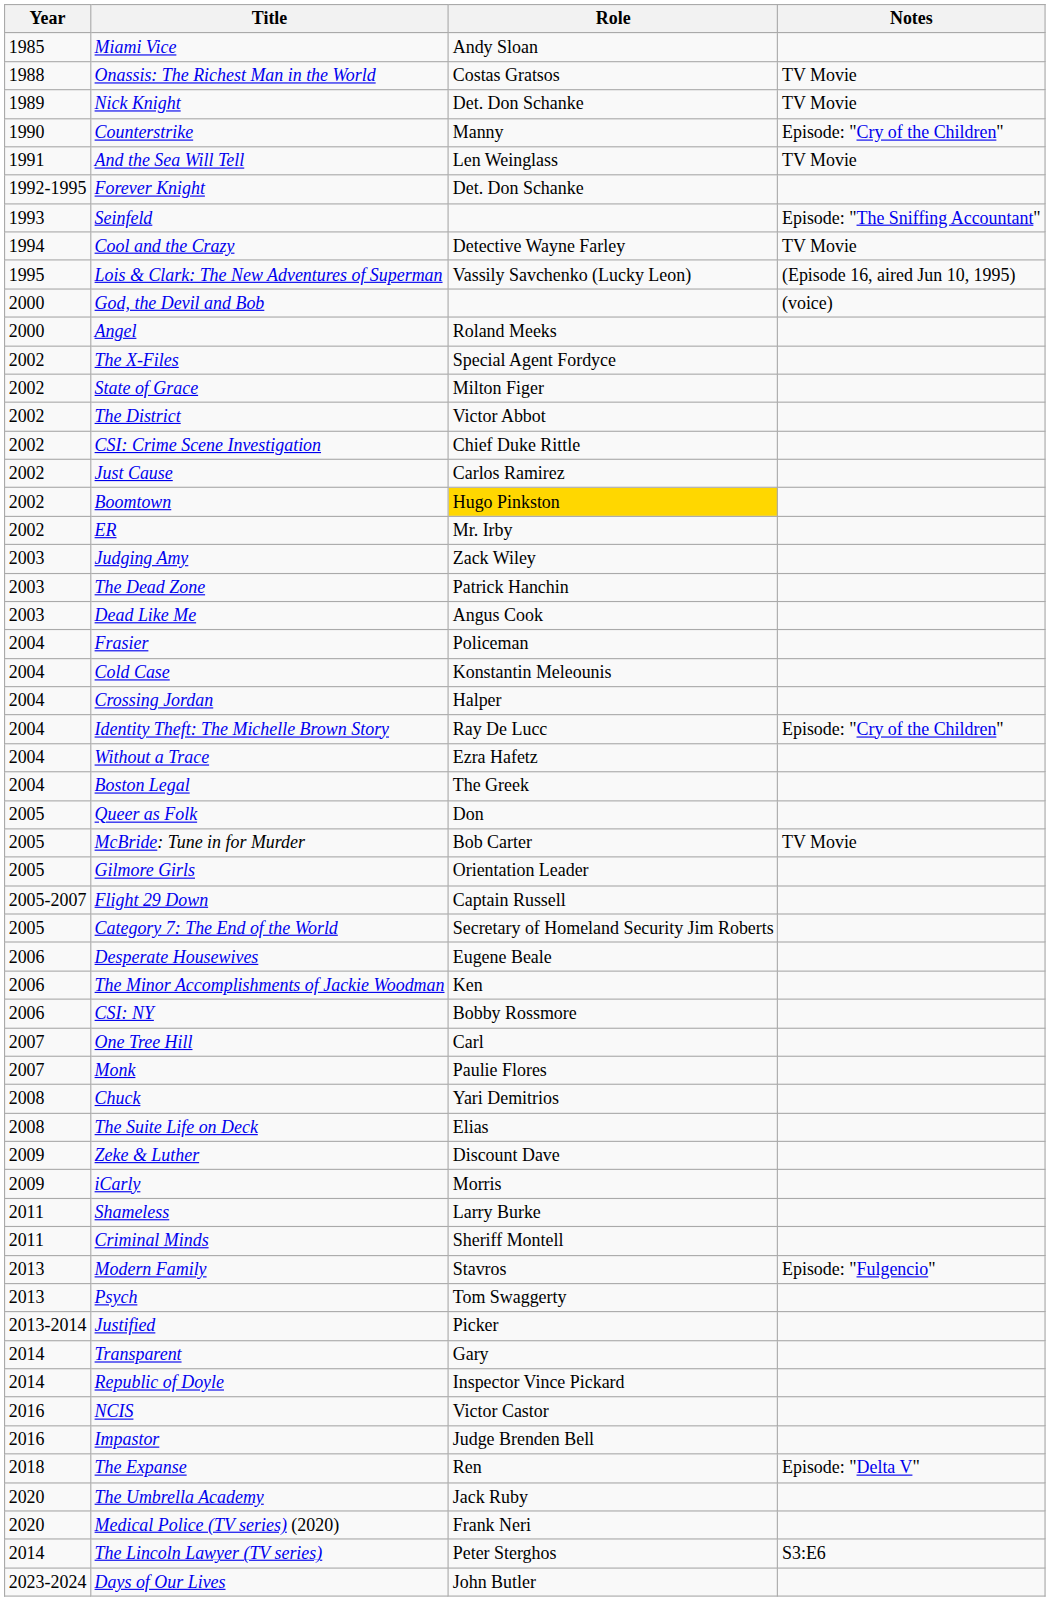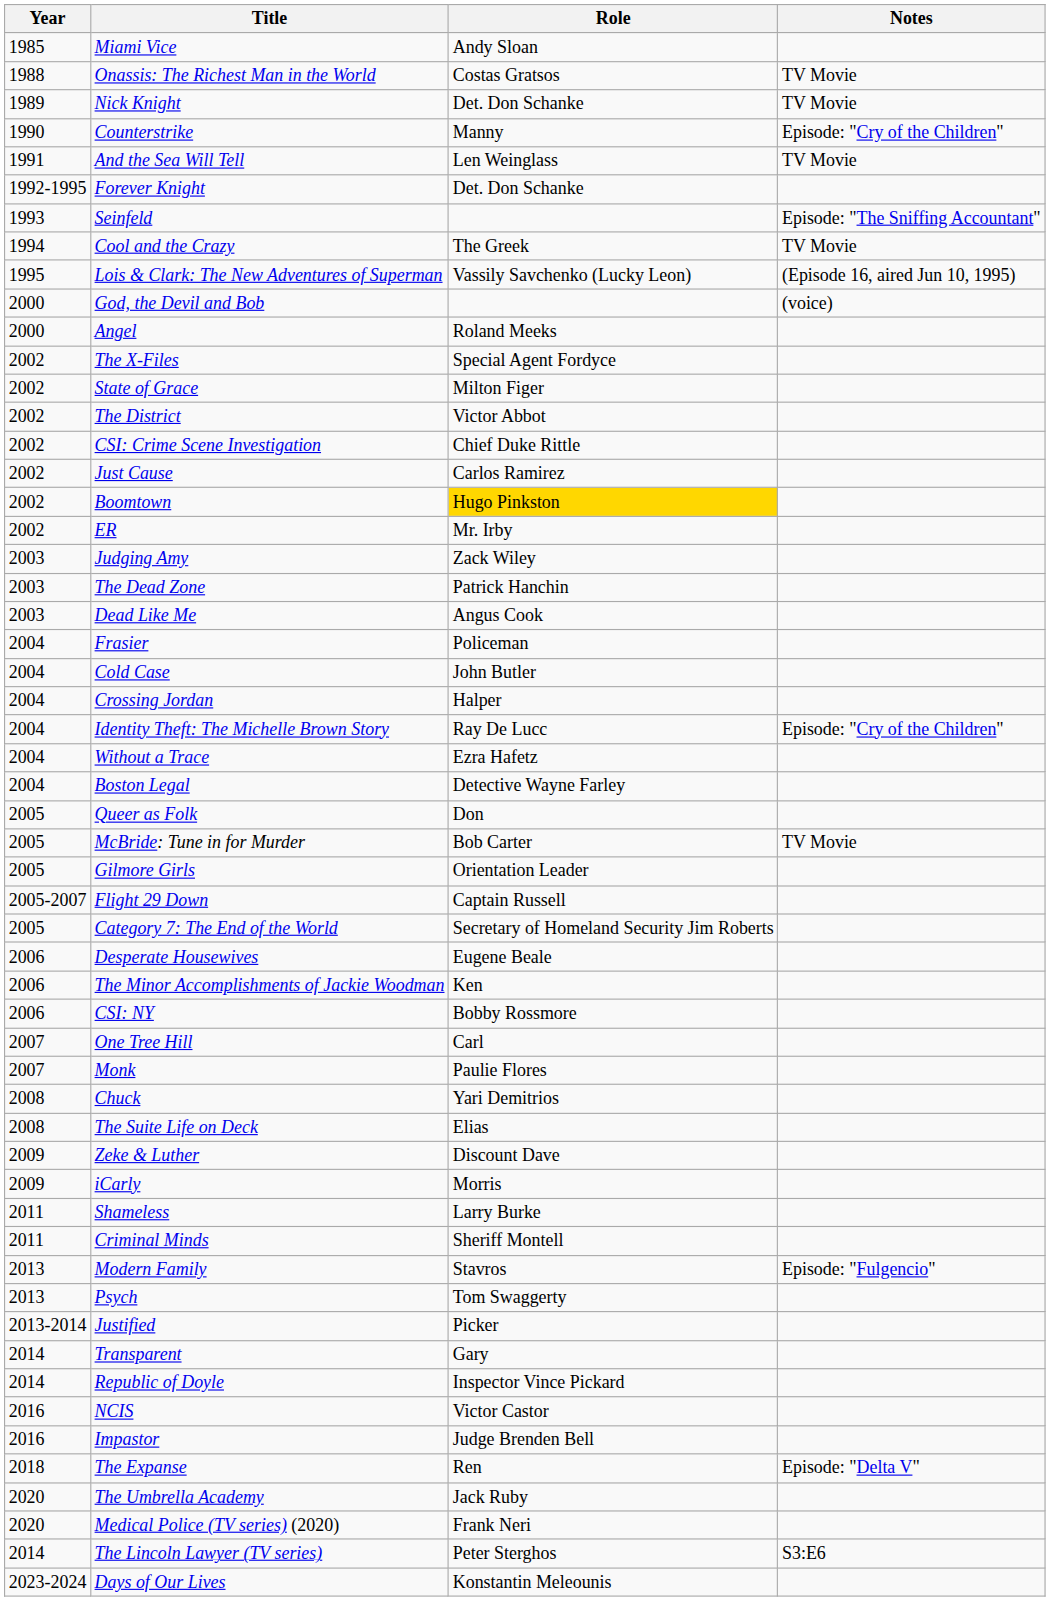(539, 246) Detective Wayne Farley -> (491, 246) The Greek
(532, 672) Konstantin Meleounis -> (494, 672) John Butler
(491, 786) The Greek -> (539, 786) Detective Wayne Farley
(494, 1581) John Butler -> (532, 1581) Konstantin Meleounis
